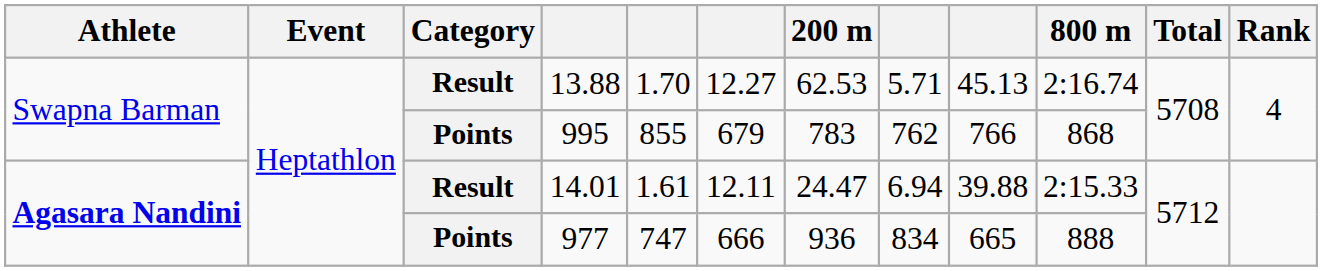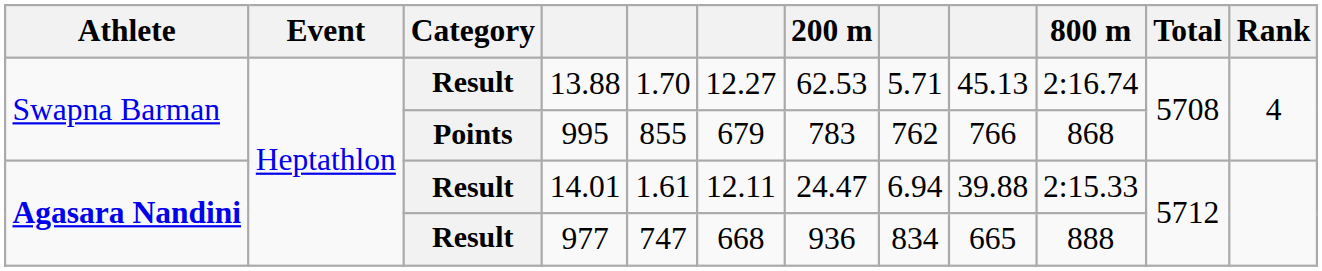(473, 238) Points -> (473, 238) Result
(741, 238) 666 -> (741, 238) 668
